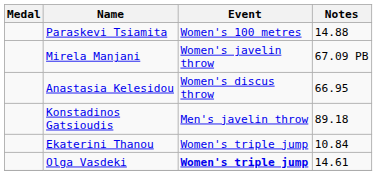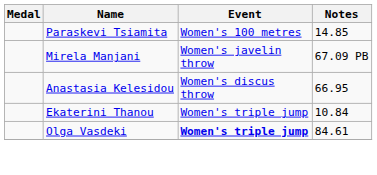(332, 32) 14.88 -> (332, 32) 14.85
- row: (83, 119)
(332, 162) 14.61 -> (332, 130) 84.61
